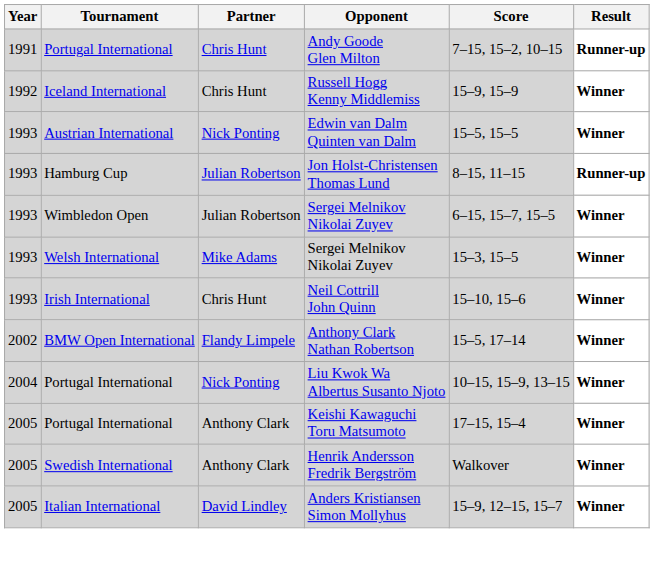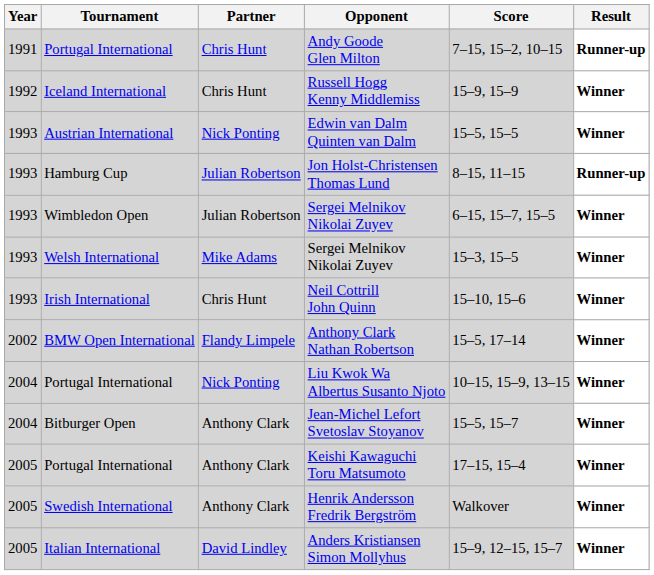+ row: (90, 423)
